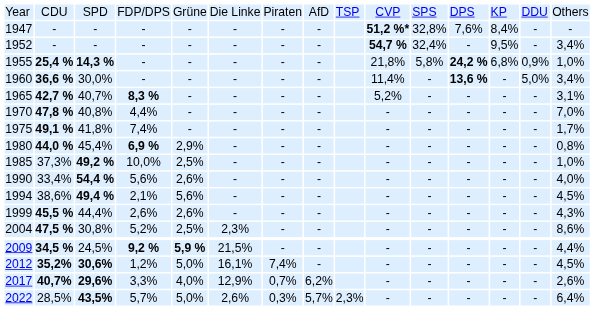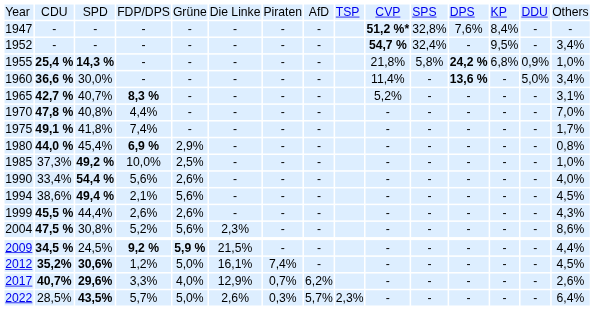(190, 229) 2,5% -> (190, 229) 5,6%
